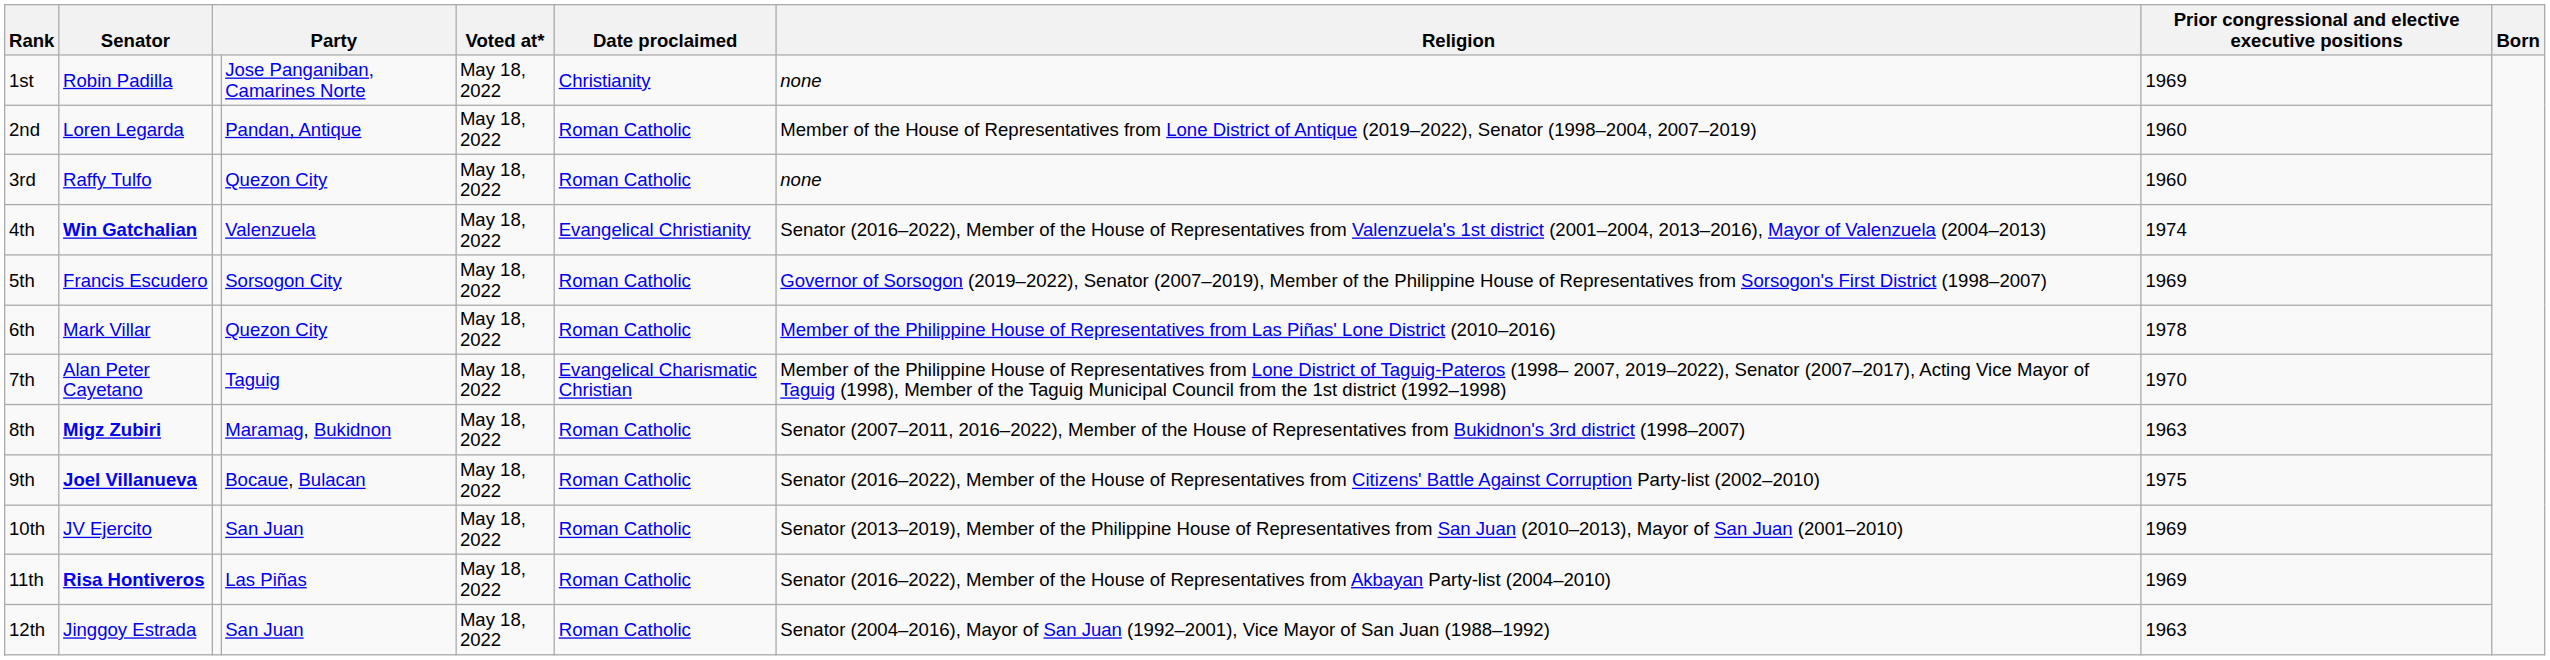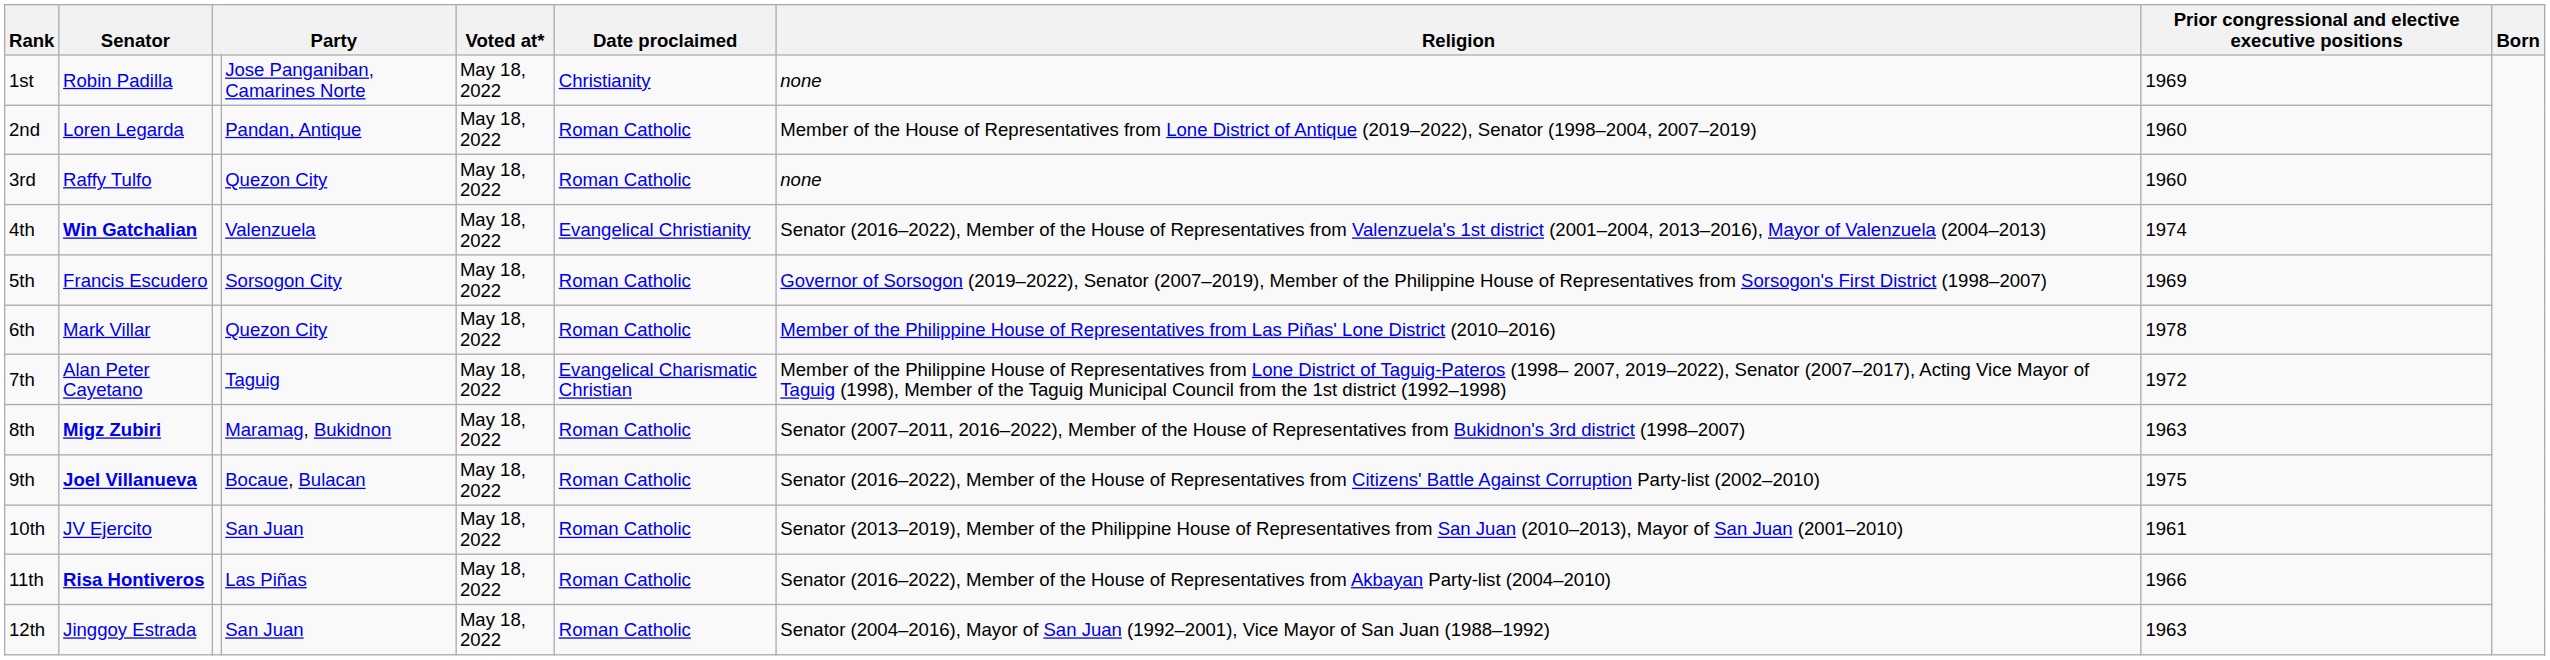(2166, 380) 1970 -> (2166, 380) 1972
(2166, 530) 1969 -> (2166, 530) 1961
(2166, 580) 1969 -> (2166, 580) 1966
